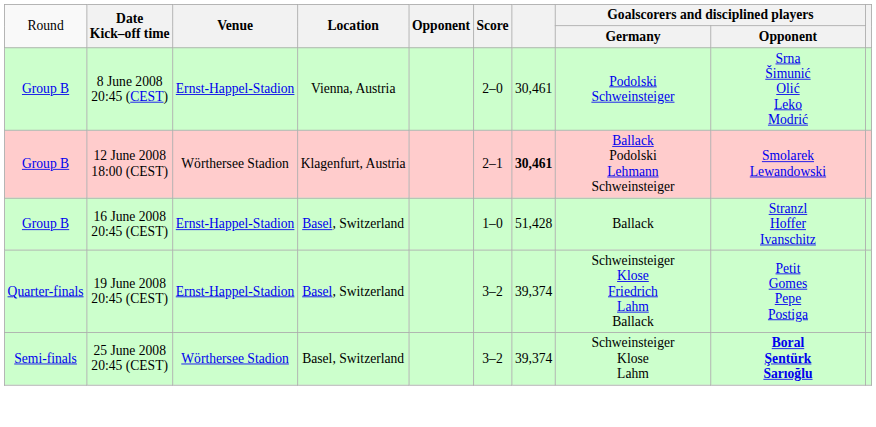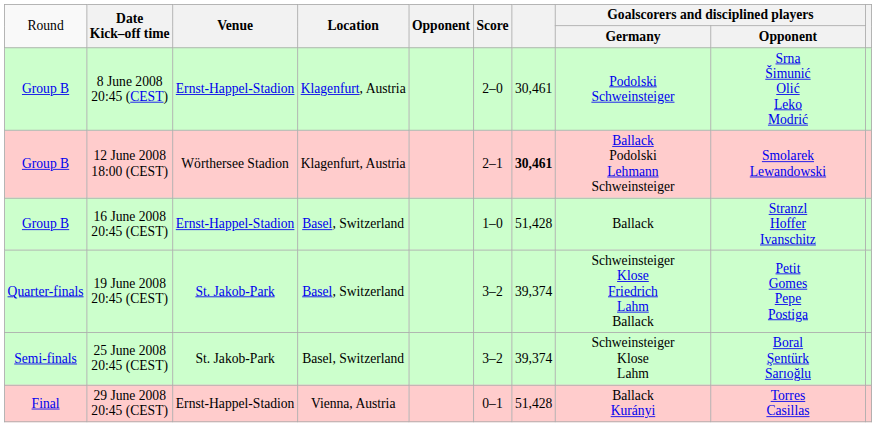(353, 89) Vienna, Austria -> (353, 89) Klagenfurt, Austria
(235, 291) Ernst-Happel-Stadion -> (235, 291) St. Jakob-Park
(235, 358) Wörthersee Stadion -> (235, 358) St. Jakob-Park
(788, 358) bold -> (788, 358) normal
+ row: (130, 403)
